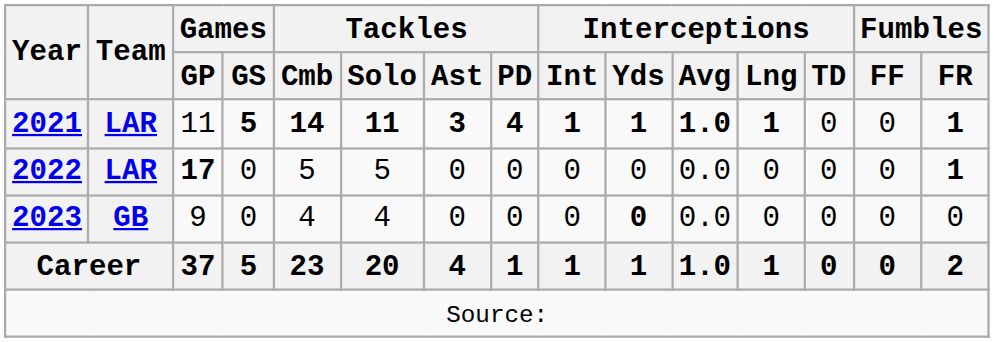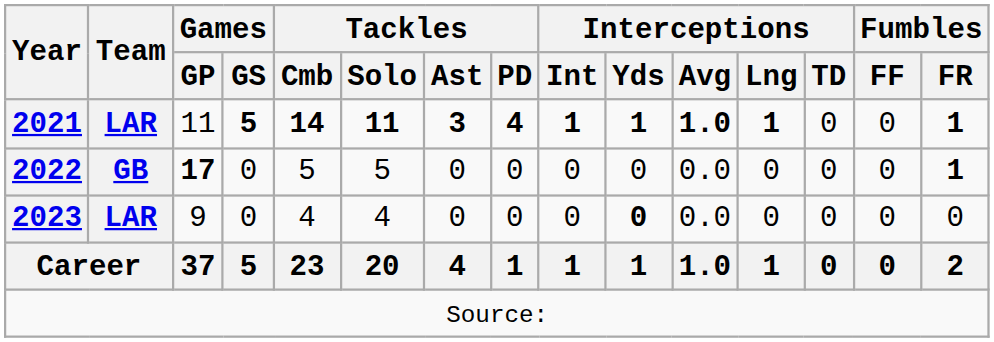(131, 171) LAR -> (131, 171) GB
(131, 219) GB -> (131, 219) LAR
